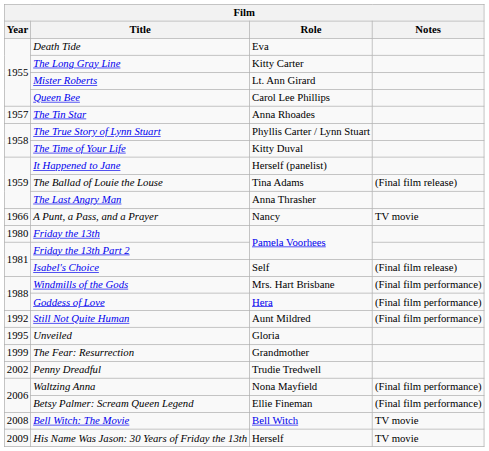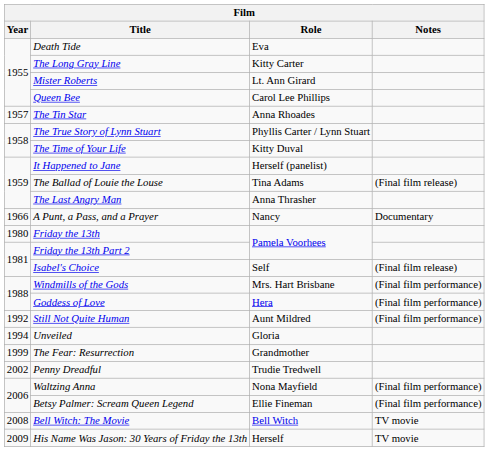(397, 217) TV movie -> (404, 217) Documentary
(18, 336) 1995 -> (18, 336) 1994
